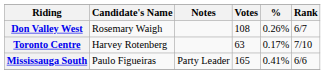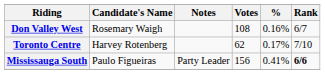(276, 28) 0.26% -> (276, 28) 0.16%
(240, 45) 63 -> (240, 45) 62
(242, 61) 165 -> (242, 61) 156
(300, 61) normal -> (300, 61) bold
